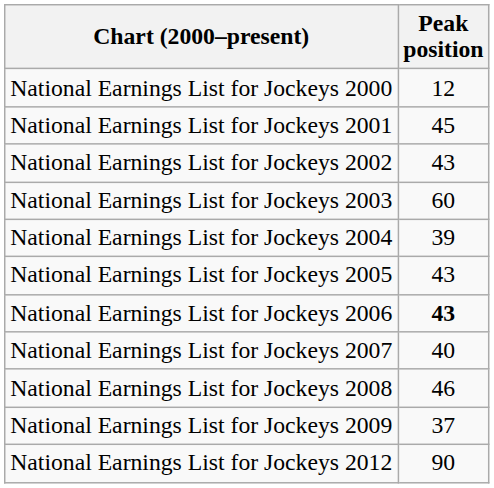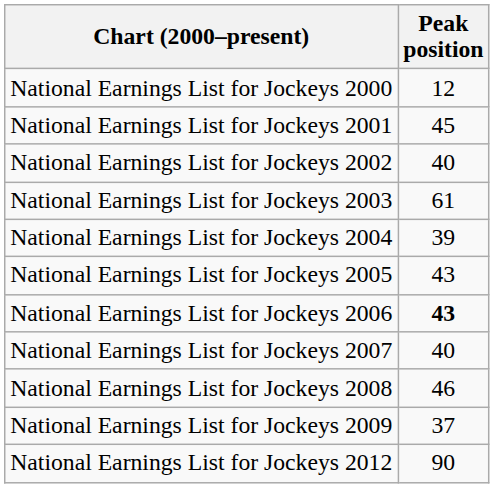(443, 162) 43 -> (443, 162) 40
(443, 200) 60 -> (443, 200) 61
